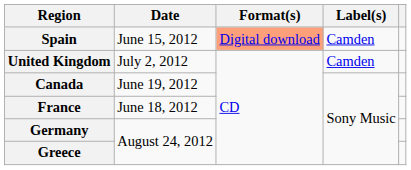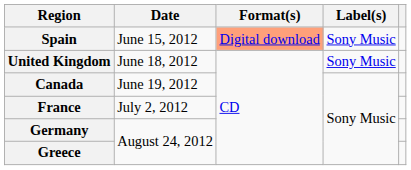(351, 38) Camden -> (361, 38) Sony Music
(153, 61) July 2, 2012 -> (157, 61) June 18, 2012
(351, 61) Camden -> (361, 61) Sony Music
(157, 107) June 18, 2012 -> (153, 107) July 2, 2012
